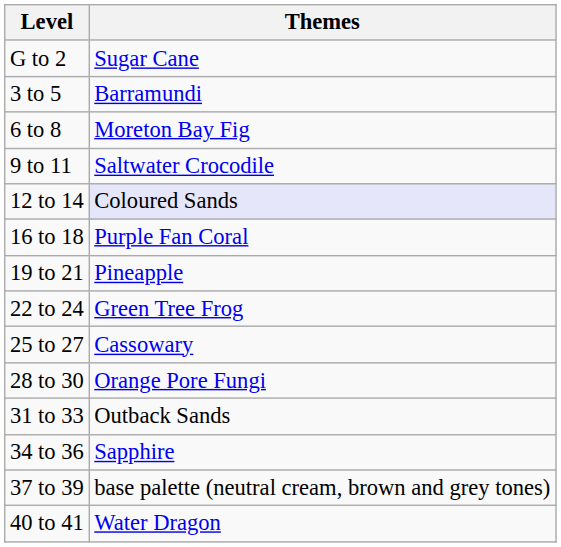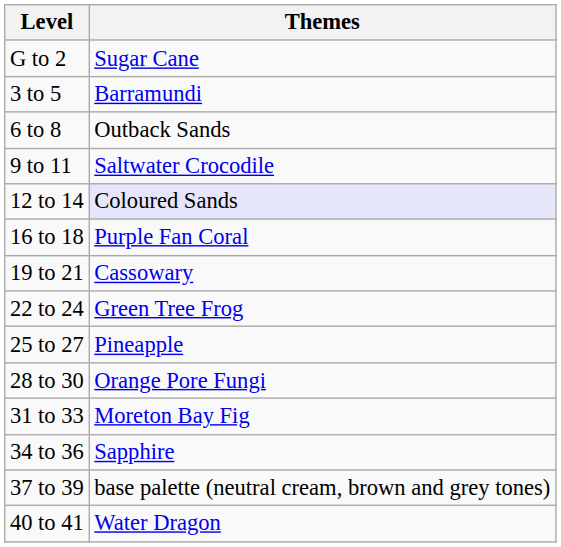(172, 129) Moreton Bay Fig -> (162, 129) Outback Sands
(139, 272) Pineapple -> (144, 272) Cassowary
(144, 344) Cassowary -> (139, 344) Pineapple
(162, 415) Outback Sands -> (172, 415) Moreton Bay Fig
